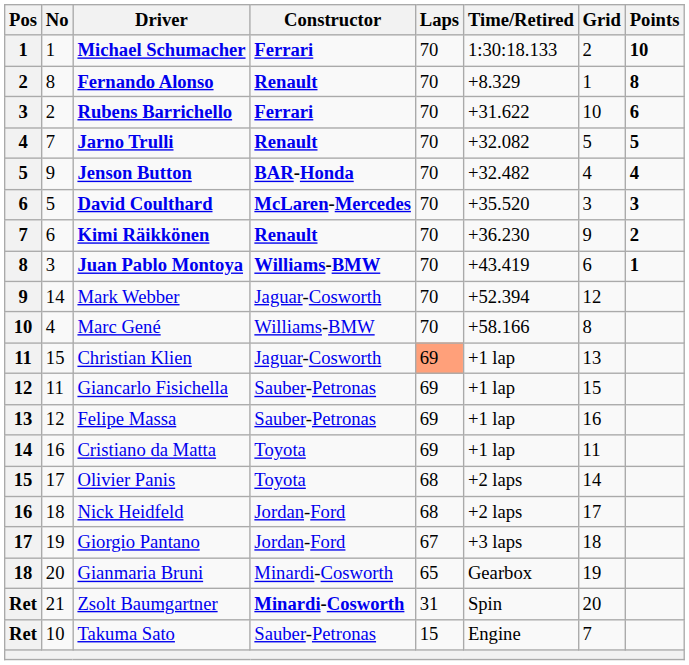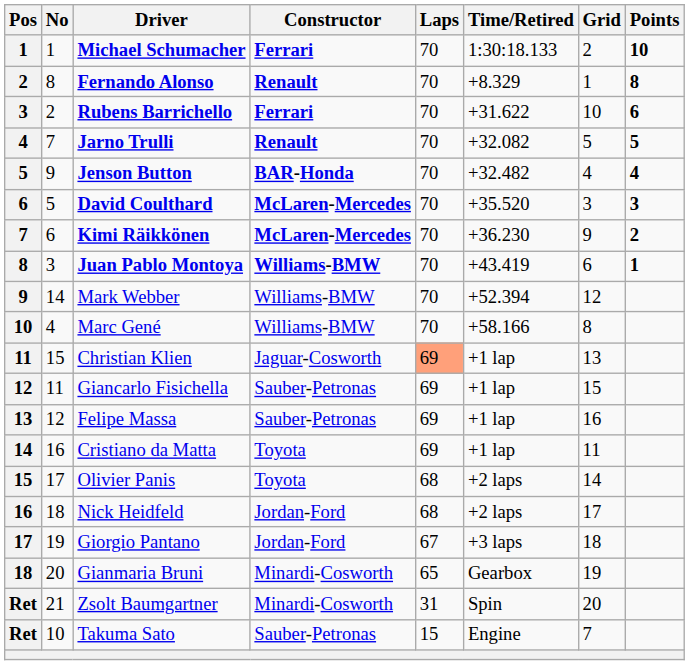(286, 234) Renault -> (333, 234) McLaren-Mercedes
(318, 296) Jaguar-Cosworth -> (315, 296) Williams-BMW
(329, 603) bold -> (324, 603) normal
